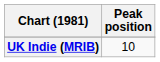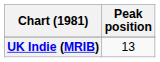(128, 47) 10 -> (128, 47) 13
